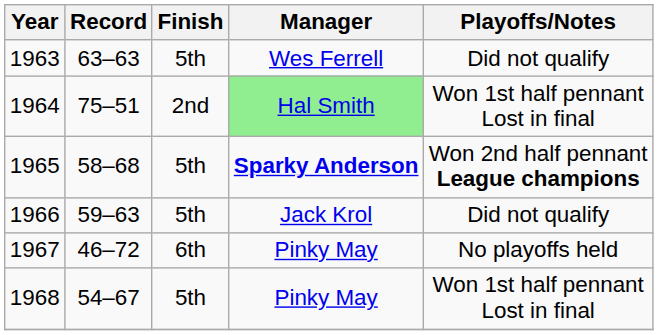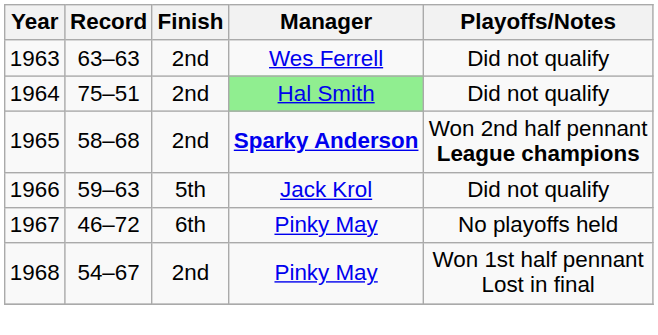(190, 57) 5th -> (190, 57) 2nd
(538, 105) Won 1st half pennant Lost in final -> (538, 93) Did not qualify
(190, 166) 5th -> (190, 141) 2nd
(190, 298) 5th -> (190, 273) 2nd
